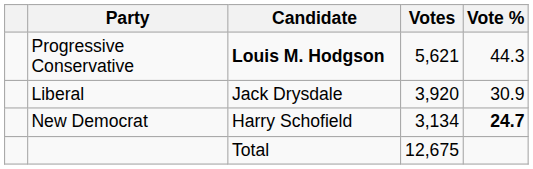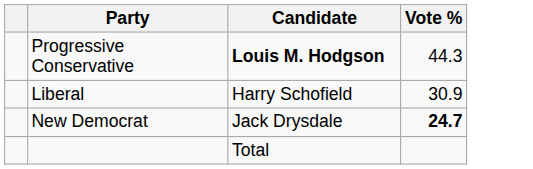- column: (432, 18)
(287, 94) Jack Drysdale -> (292, 94) Harry Schofield
(292, 121) Harry Schofield -> (287, 121) Jack Drysdale
